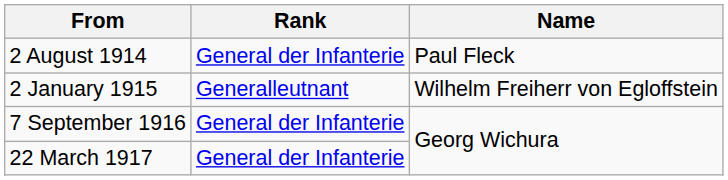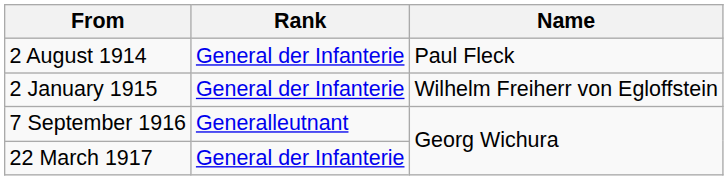(272, 89) Generalleutnant -> (300, 89) General der Infanterie
(300, 123) General der Infanterie -> (272, 123) Generalleutnant
